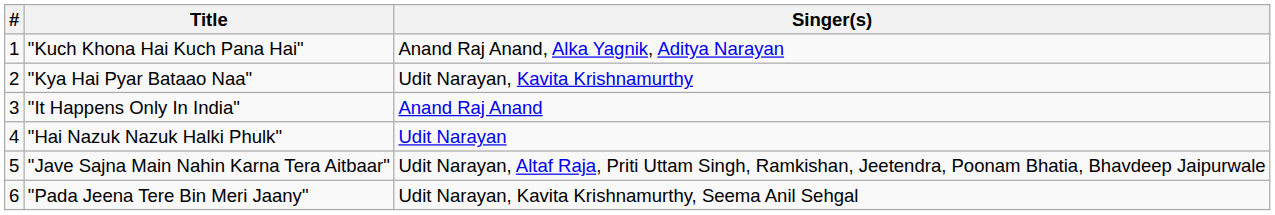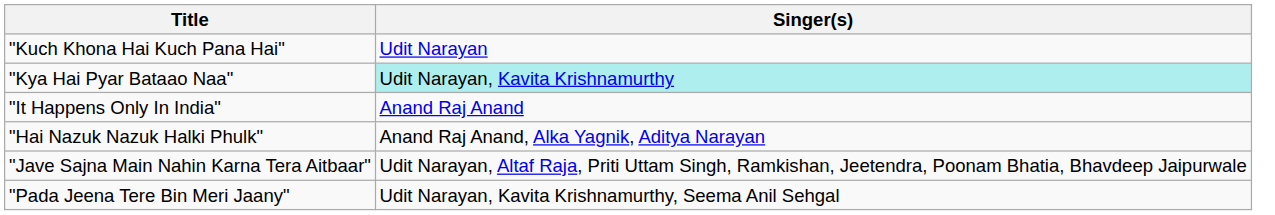- column: (14, 19)
(591, 49) Anand Raj Anand, Alka Yagnik, Aditya Narayan -> (434, 49) Udit Narayan
(546, 78) no background -> (527, 78) paleturquoise background
(453, 137) Udit Narayan -> (572, 137) Anand Raj Anand, Alka Yagnik, Aditya Narayan
